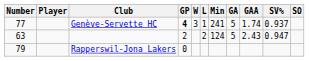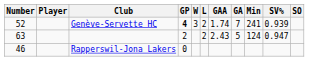columns swapped: (217, 11) <-> (251, 11)
(21, 24) 77 -> (21, 24) 52
(204, 24) 1 -> (204, 24) 2
(233, 24) 5 -> (238, 24) 7
(277, 24) 0.937 -> (277, 24) 0.939
(21, 50) 79 -> (21, 50) 46
